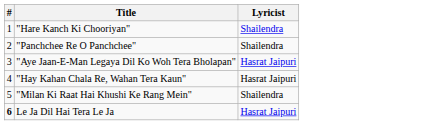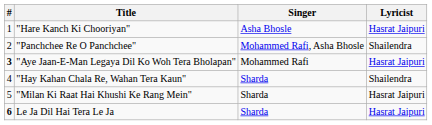+ column: (302, 12)
(262, 29) Shailendra -> (397, 29) Hasrat Jaipuri
(9, 62) normal -> (9, 62) bold
(268, 79) Hasrat Jaipuri -> (390, 79) Shailendra
(262, 95) Shailendra -> (397, 95) Hasrat Jaipuri
